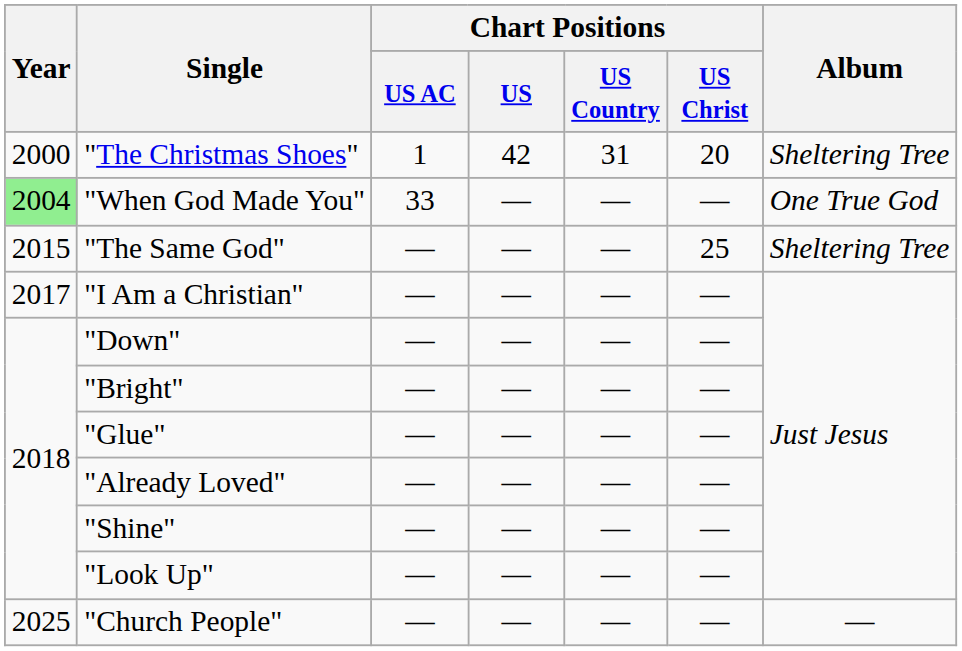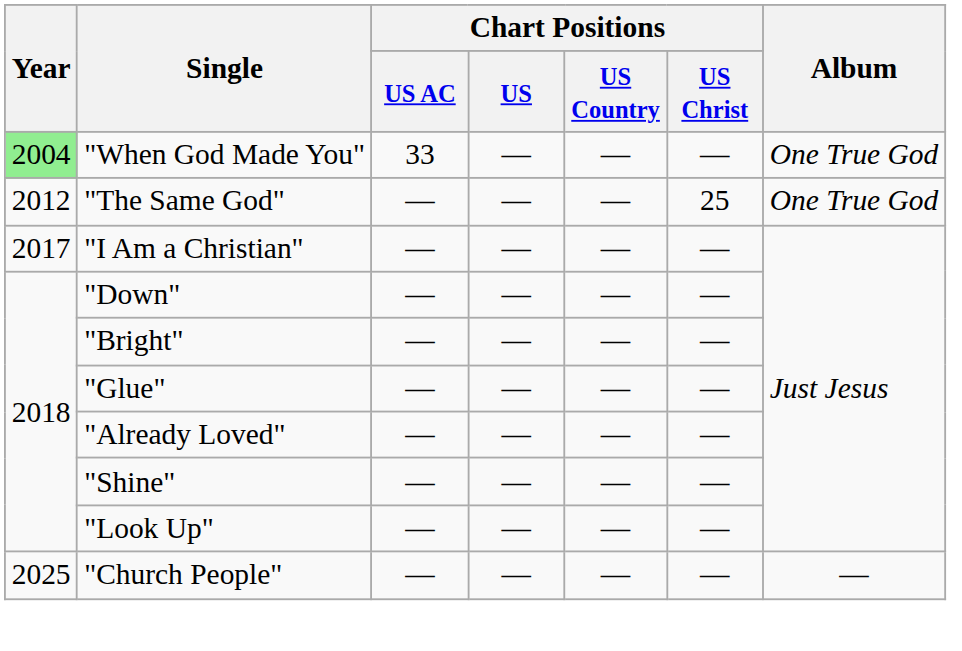- row: (221, 154)
(41, 247) 2015 -> (41, 201) 2012
(860, 247) Sheltering Tree -> (854, 201) One True God
